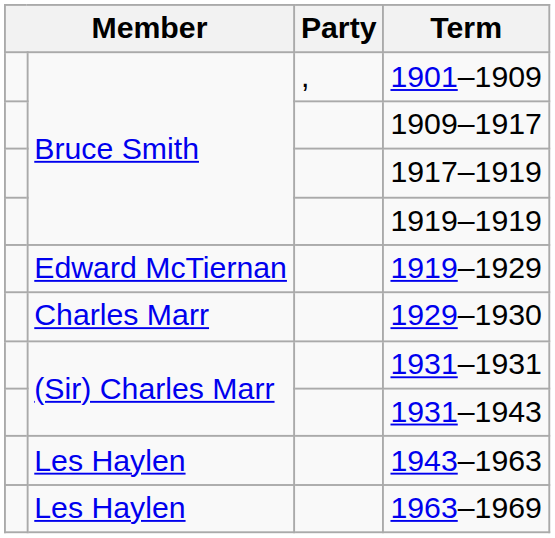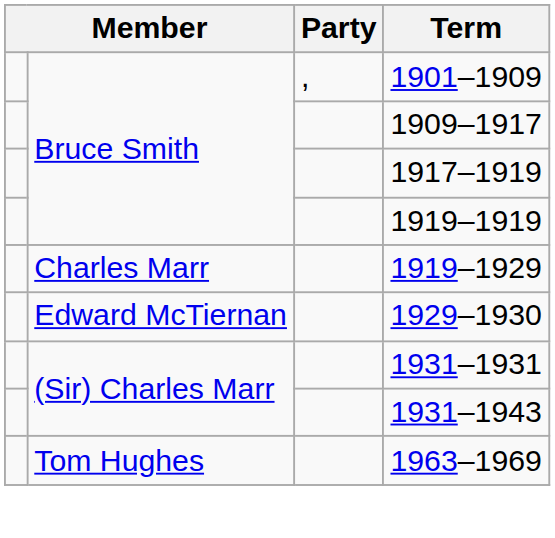(161, 268) Edward McTiernan -> (122, 268) Charles Marr
(122, 316) Charles Marr -> (161, 316) Edward McTiernan
- row: (466, 460)
(110, 508) Les Haylen -> (119, 460) Tom Hughes
